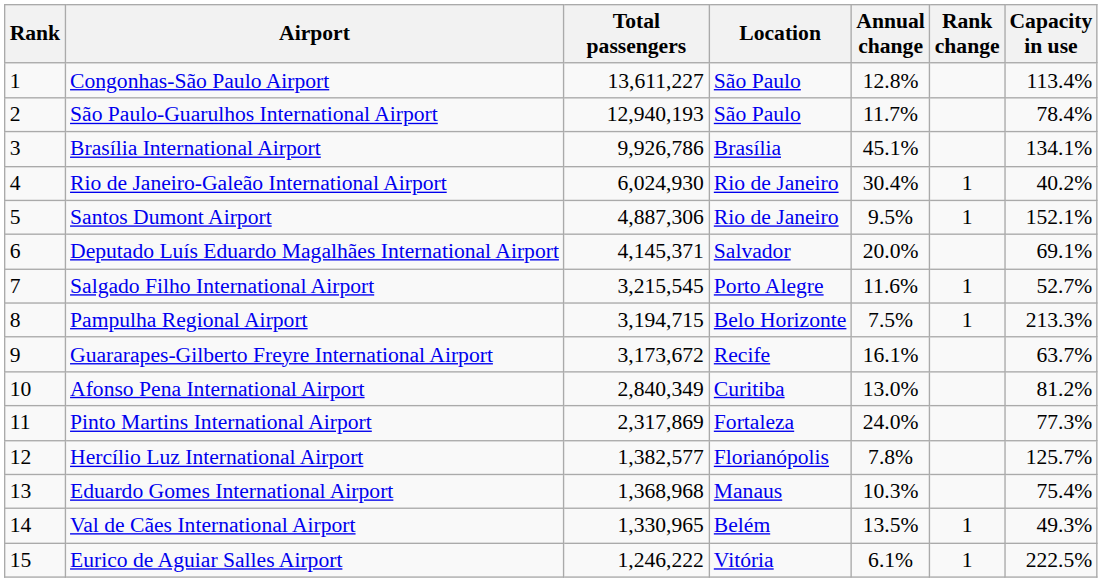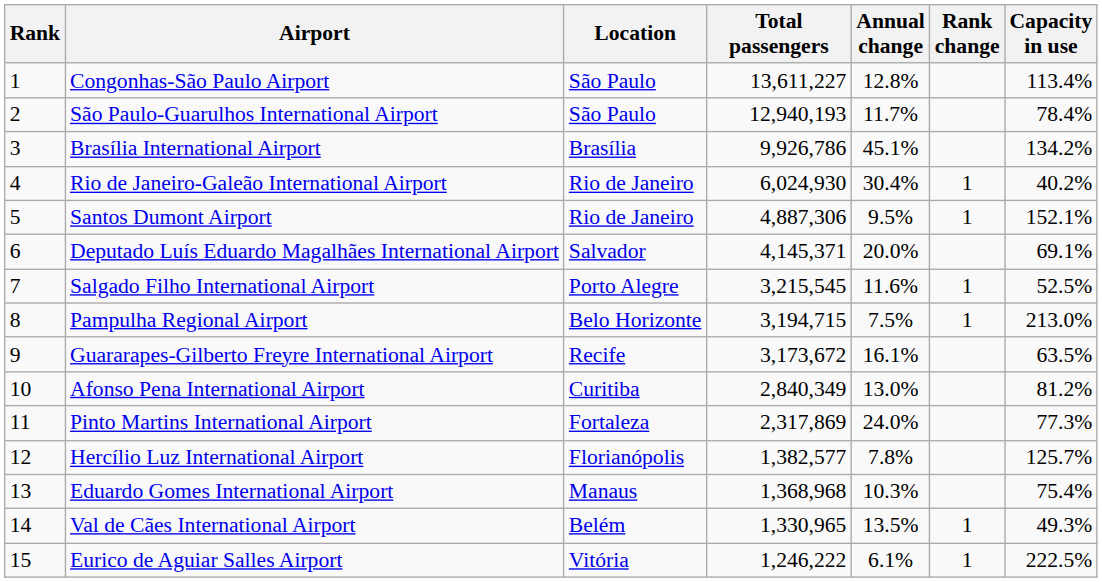columns swapped: (780, 33) <-> (636, 33)
(1059, 148) 134.1% -> (1059, 148) 134.2%
(1064, 285) 52.7% -> (1064, 285) 52.5%
(1059, 319) 213.3% -> (1059, 319) 213.0%
(1064, 354) 63.7% -> (1064, 354) 63.5%
